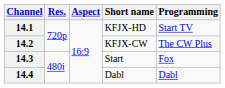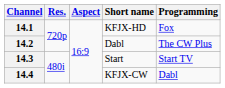(176, 28) Start TV -> (166, 28) Fox
(126, 43) KFJX-CW -> (114, 43) Dabl
(166, 59) Fox -> (176, 59) Start TV
(114, 75) Dabl -> (126, 75) KFJX-CW
